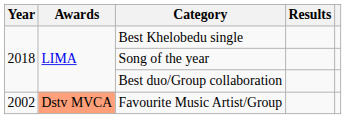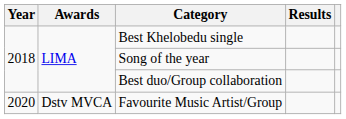(21, 102) 2002 -> (21, 102) 2020
(77, 102) lightsalmon background -> (77, 102) no background
